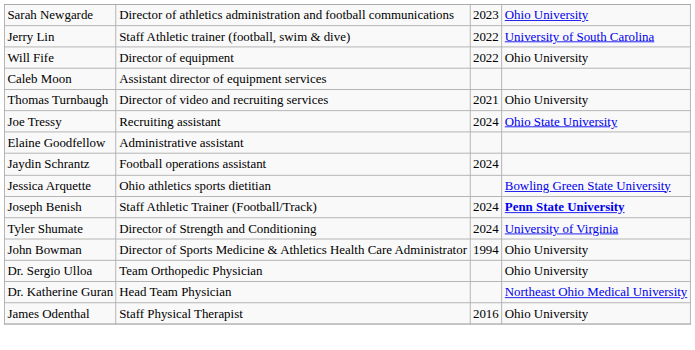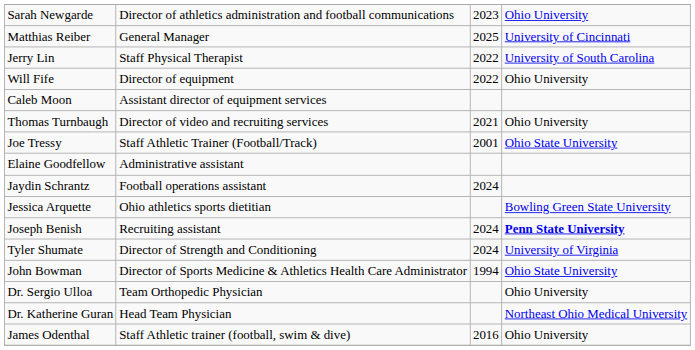+ row: (49, 36)
(235, 36) Staff Athletic trainer (football, swim & dive) -> (181, 57) Staff Physical Therapist
(170, 121) Recruiting assistant -> (218, 143) Staff Athletic Trainer (Football/Track)
(486, 121) 2024 -> (486, 143) 2001
(218, 207) Staff Athletic Trainer (Football/Track) -> (170, 228) Recruiting assistant
(547, 249) Ohio University -> (561, 270) Ohio State University
(181, 313) Staff Physical Therapist -> (235, 334) Staff Athletic trainer (football, swim & dive)
